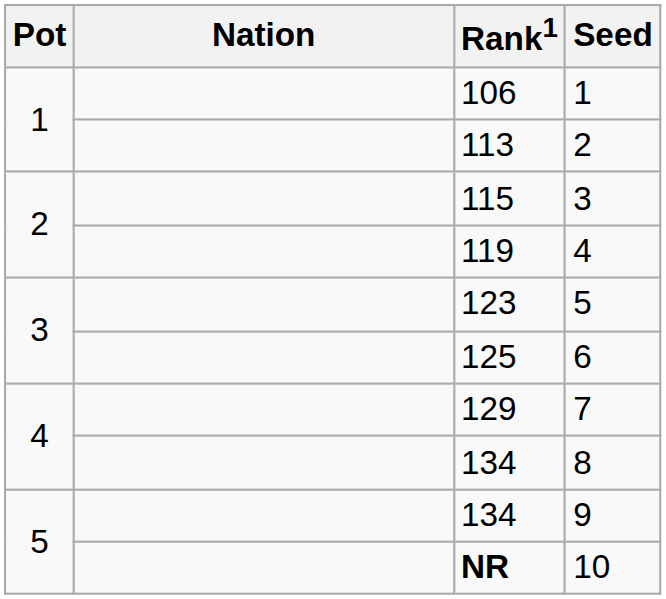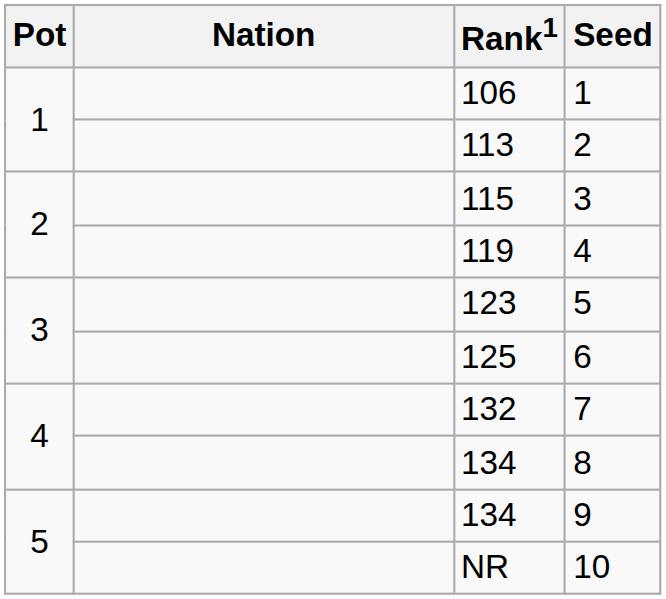(489, 409) 129 -> (489, 409) 132
(485, 567) bold -> (485, 567) normal
